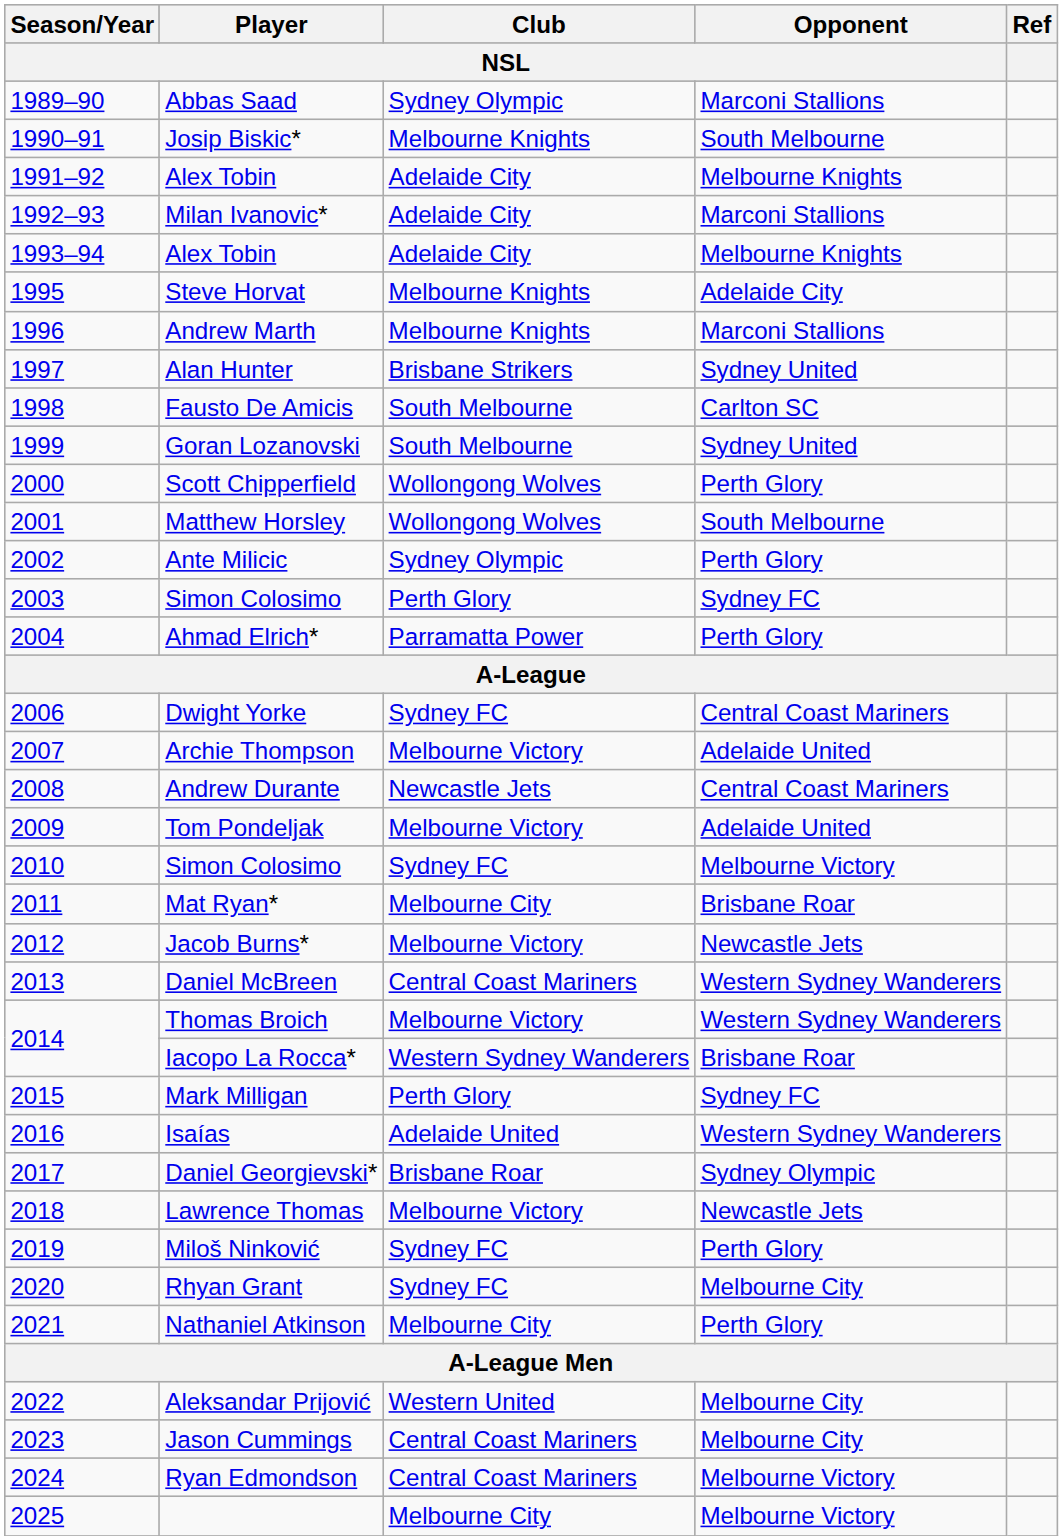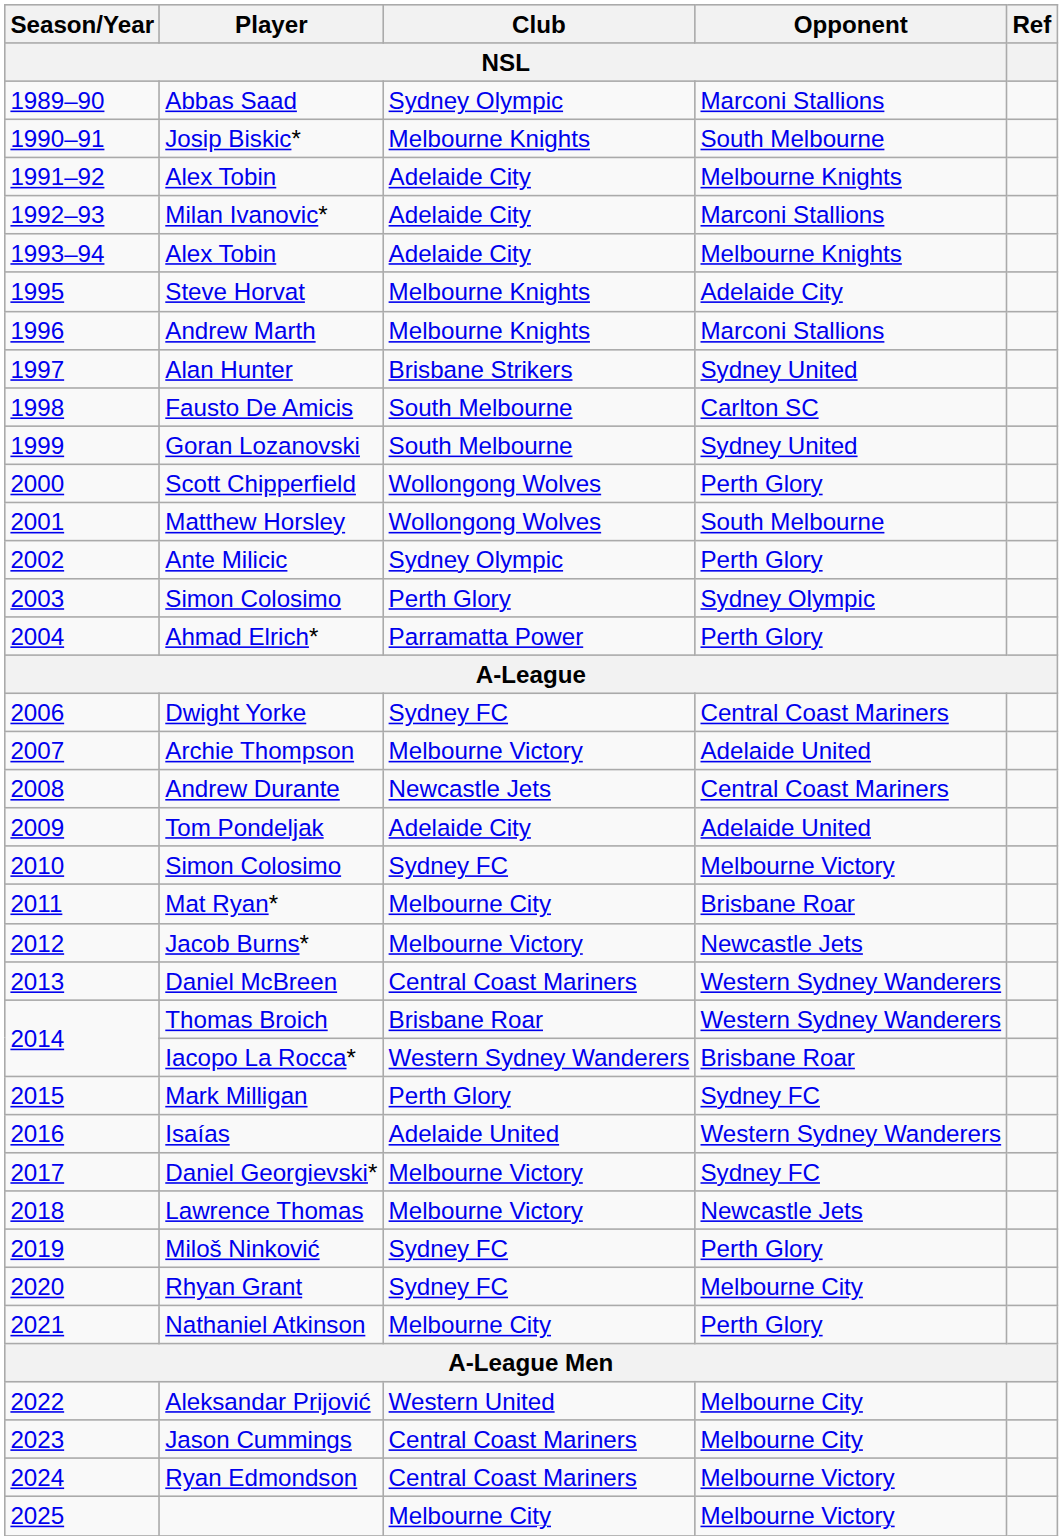(760, 598) Sydney FC -> (788, 598) Sydney Olympic
(486, 828) Melbourne Victory -> (460, 828) Adelaide City
(486, 1019) Melbourne Victory -> (466, 1019) Brisbane Roar
(466, 1172) Brisbane Roar -> (486, 1172) Melbourne Victory
(788, 1172) Sydney Olympic -> (760, 1172) Sydney FC
